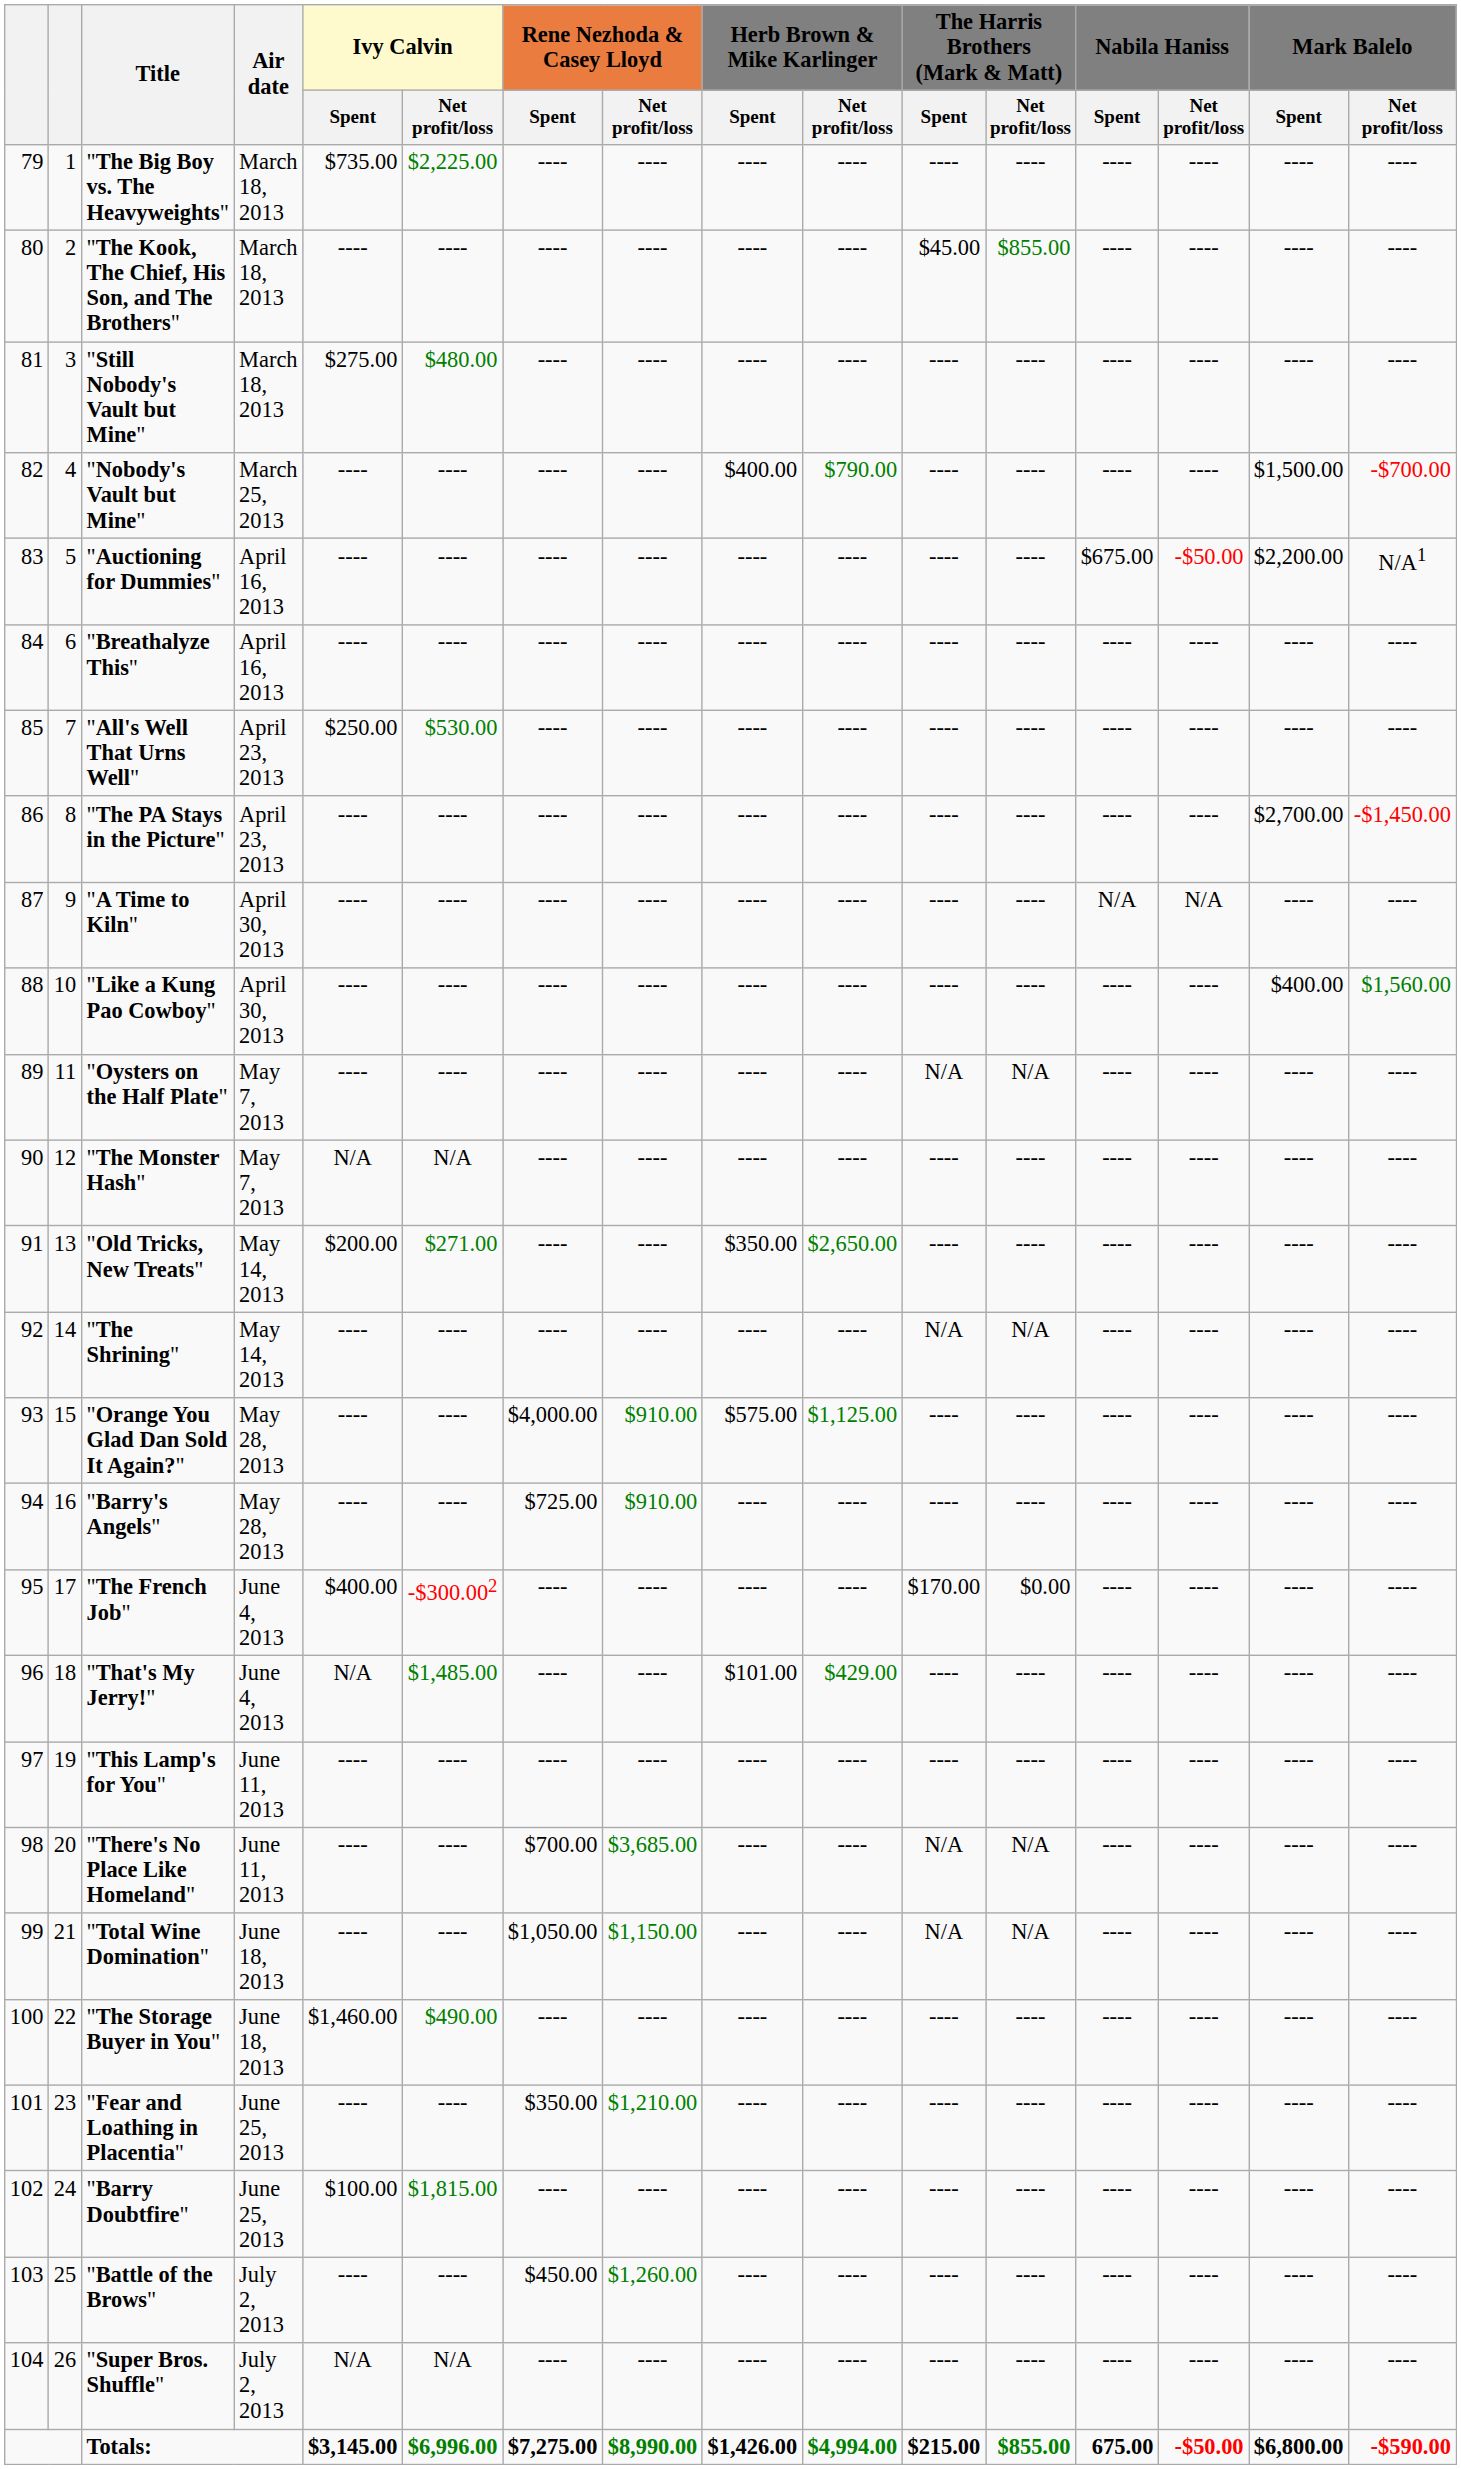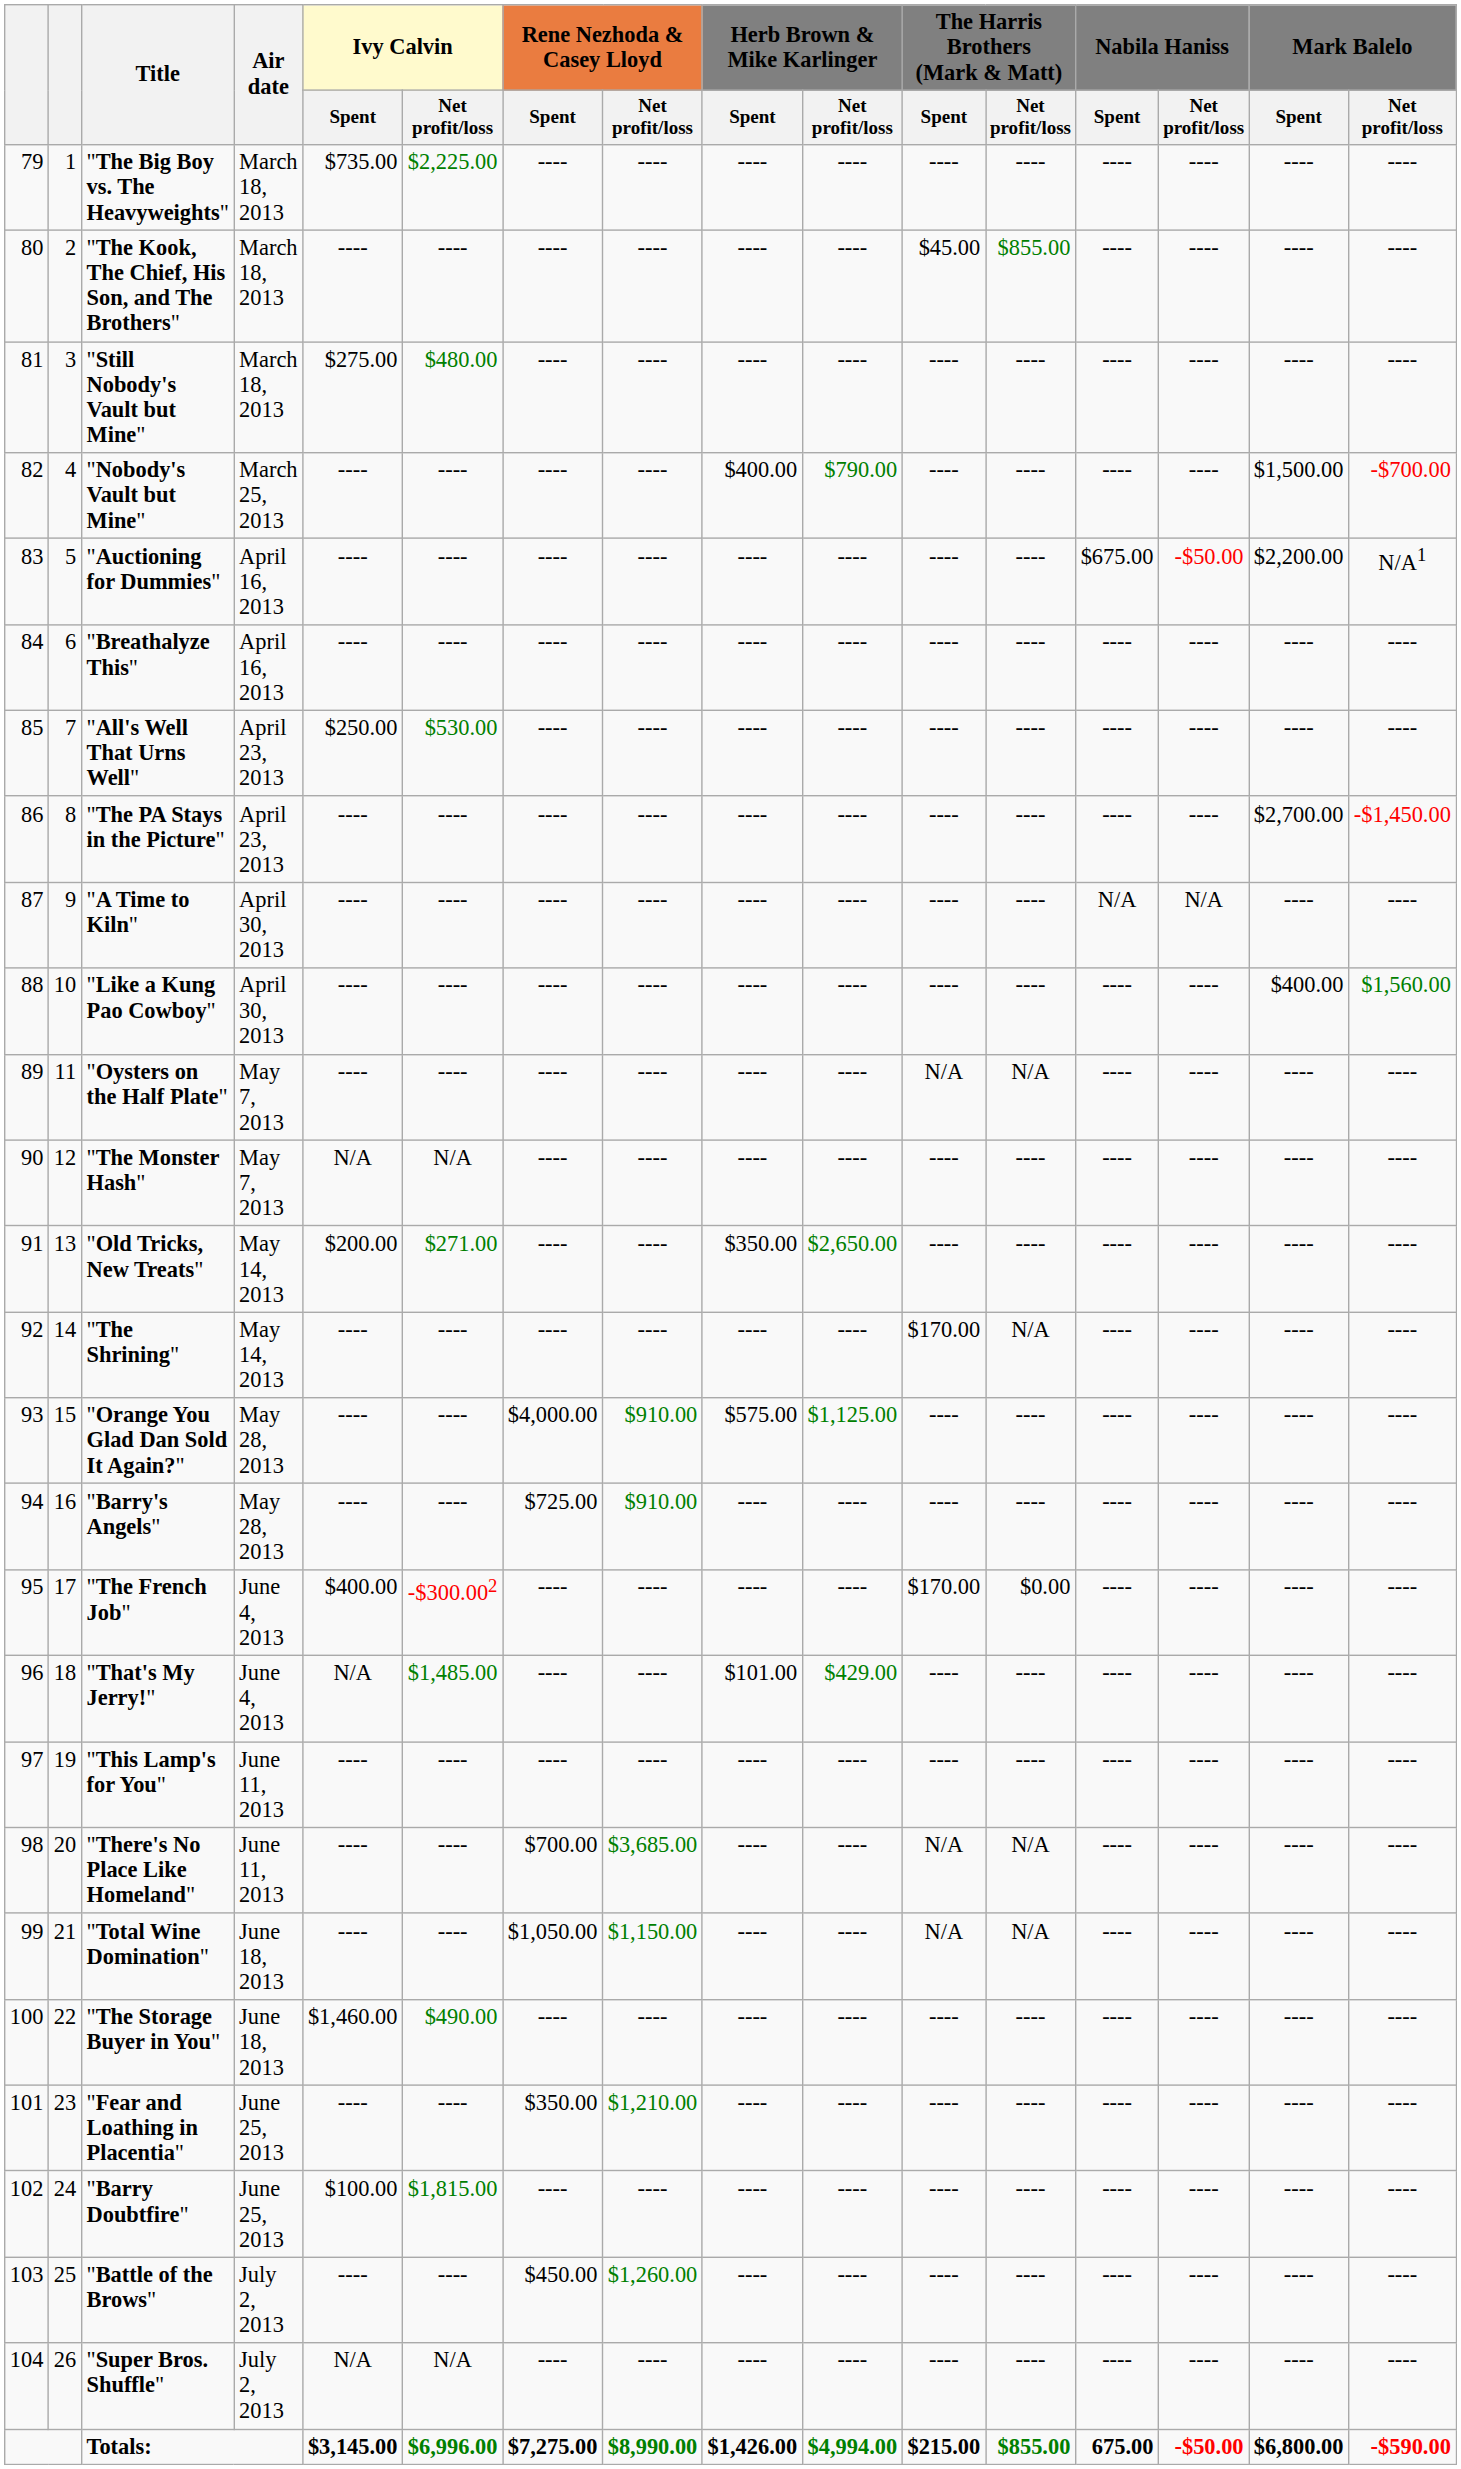(944, 1329) N/A -> (944, 1329) $170.00
